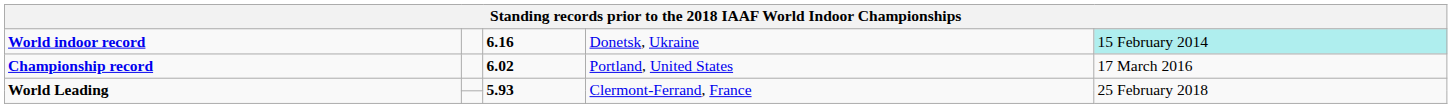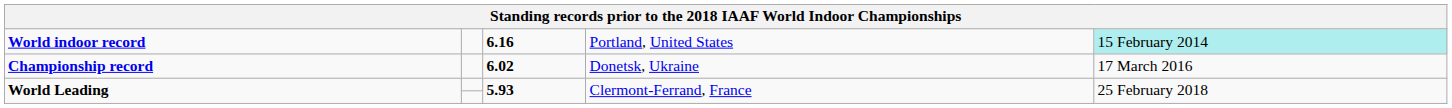(644, 41) Donetsk, Ukraine -> (661, 41) Portland, United States
(661, 66) Portland, United States -> (644, 66) Donetsk, Ukraine
